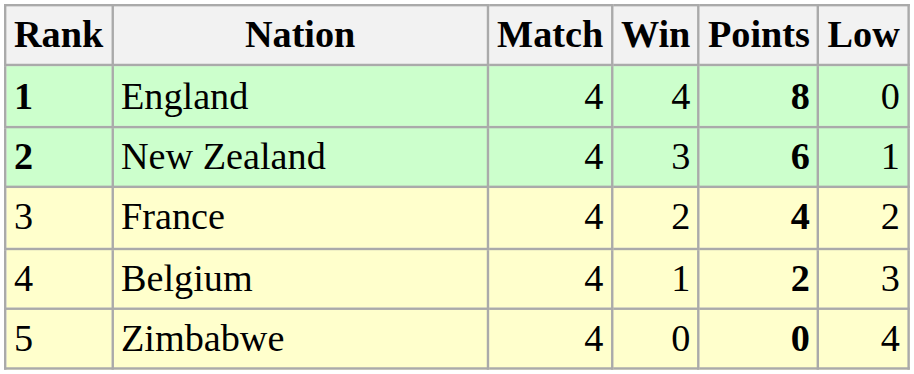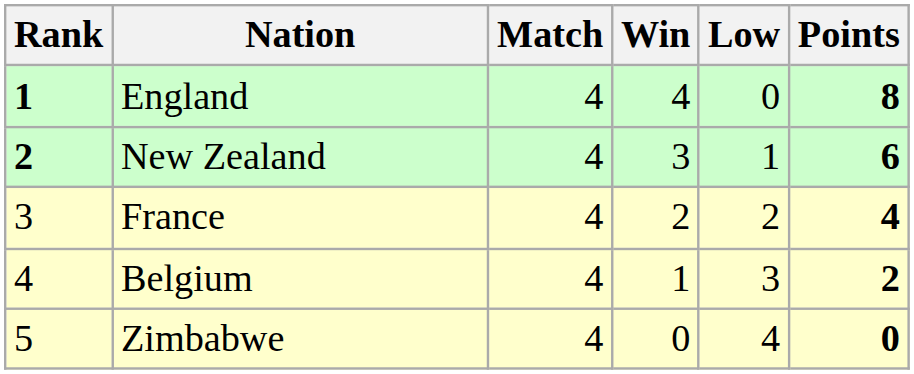columns swapped: (864, 34) <-> (759, 34)
